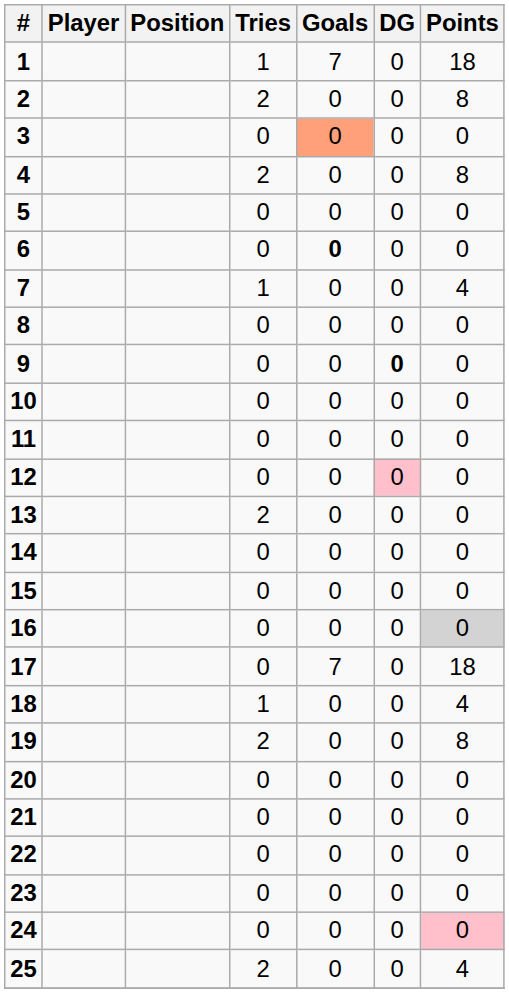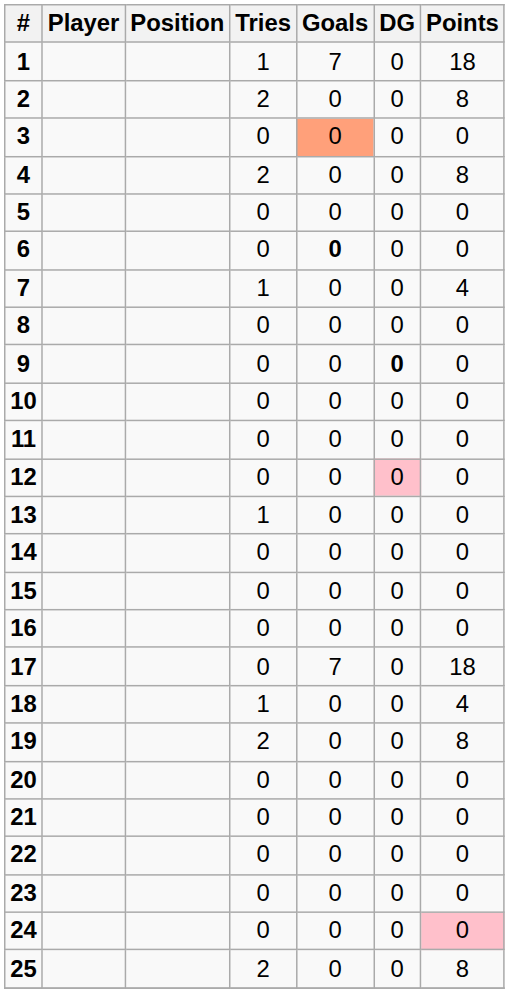(263, 514) 2 -> (263, 514) 1
(462, 628) lightgrey background -> (462, 628) no background
(462, 968) 4 -> (462, 968) 8
